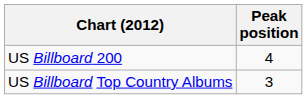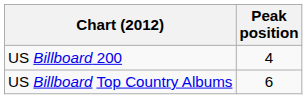(269, 81) 3 -> (269, 81) 6
